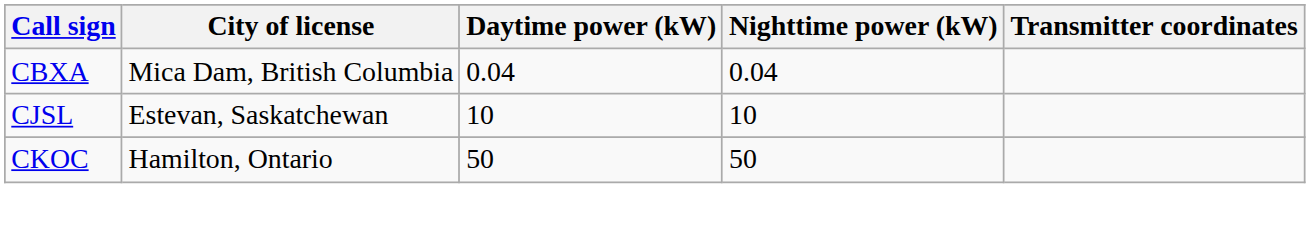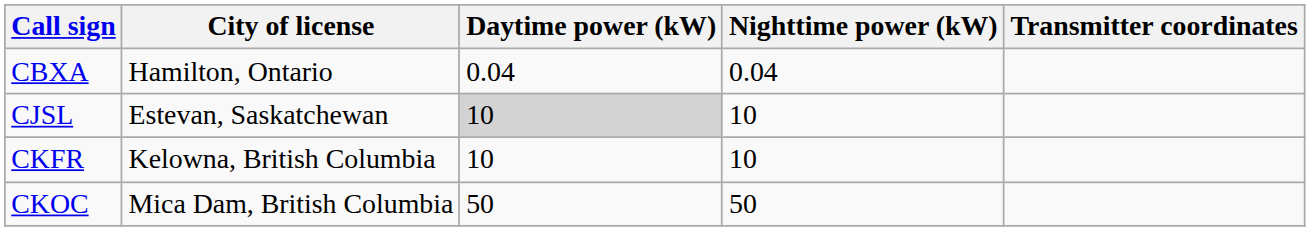(291, 70) Mica Dam, British Columbia -> (231, 70) Hamilton, Ontario
(480, 114) no background -> (480, 114) lightgrey background
+ row: (48, 159)
(231, 159) Hamilton, Ontario -> (291, 203) Mica Dam, British Columbia
